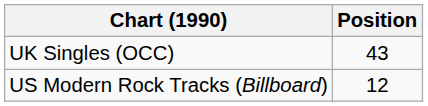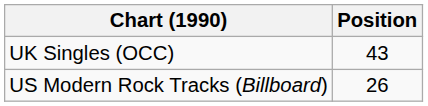(377, 85) 12 -> (377, 85) 26
